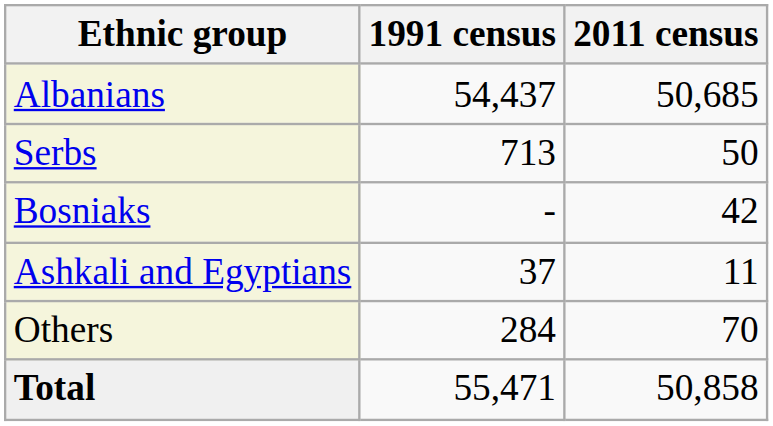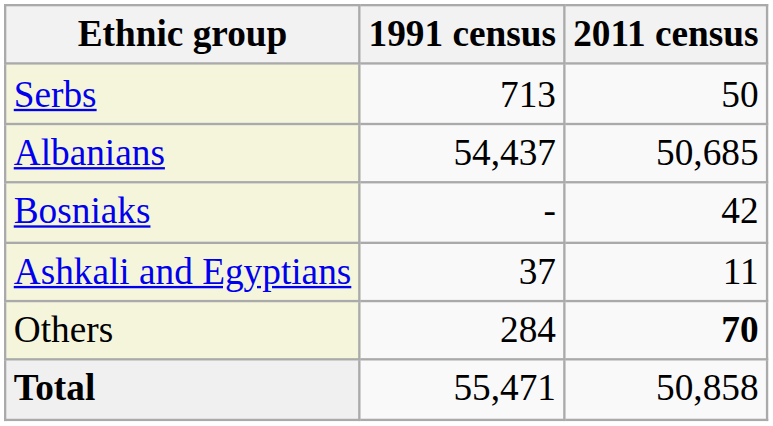rows swapped: (89, 93) <-> (55, 152)
(740, 329) normal -> (740, 329) bold
